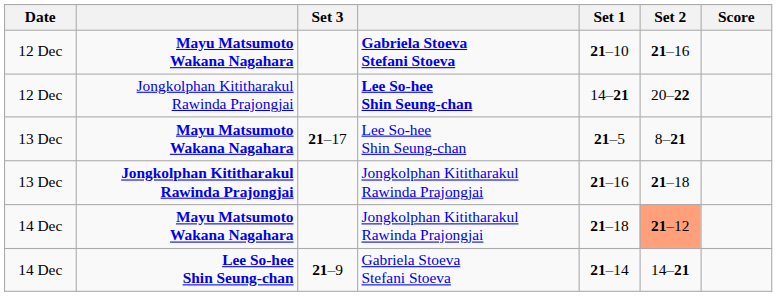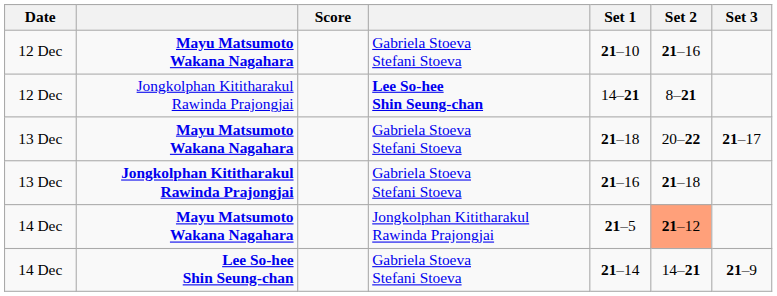columns swapped: (736, 17) <-> (328, 17)
(414, 52) bold -> (422, 52) normal
(670, 95) 20–22 -> (681, 95) 8–21
(414, 139) Lee So-hee Shin Seung-chan -> (422, 139) Gabriela Stoeva Stefani Stoeva
(609, 139) 21–5 -> (620, 139) 21–18
(670, 139) 8–21 -> (681, 139) 20–22
(440, 182) Jongkolphan Kititharakul Rawinda Prajongjai -> (422, 182) Gabriela Stoeva Stefani Stoeva
(609, 226) 21–18 -> (620, 226) 21–5
